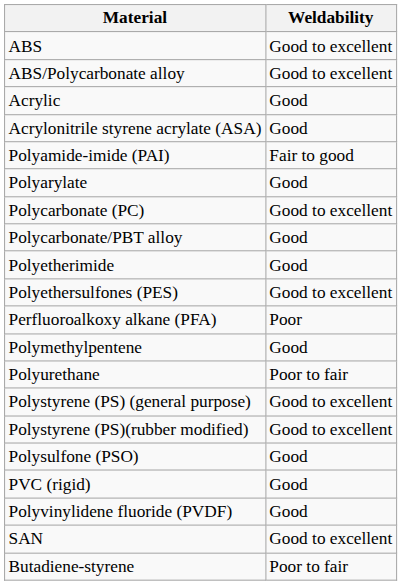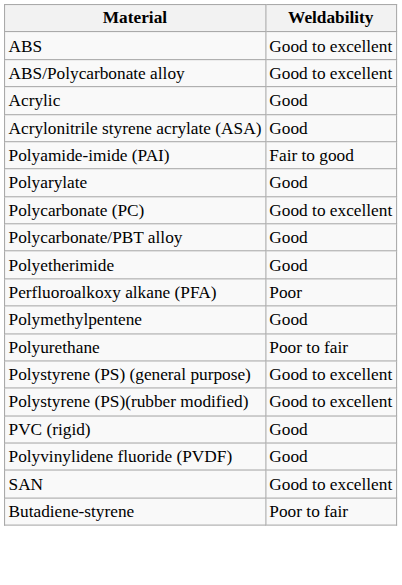- row: (93, 292)
- row: (74, 456)
